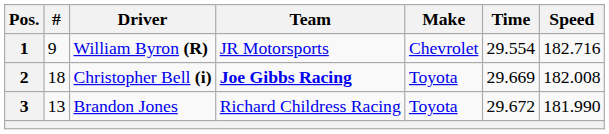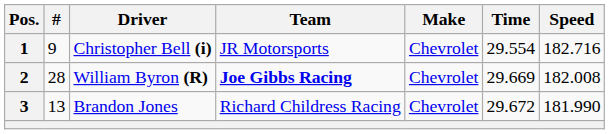(141, 48) William Byron (R) -> (143, 48) Christopher Bell (i)
(57, 77) 18 -> (57, 77) 28
(143, 77) Christopher Bell (i) -> (141, 77) William Byron (R)
(433, 77) Toyota -> (444, 77) Chevrolet
(433, 106) Toyota -> (444, 106) Chevrolet
